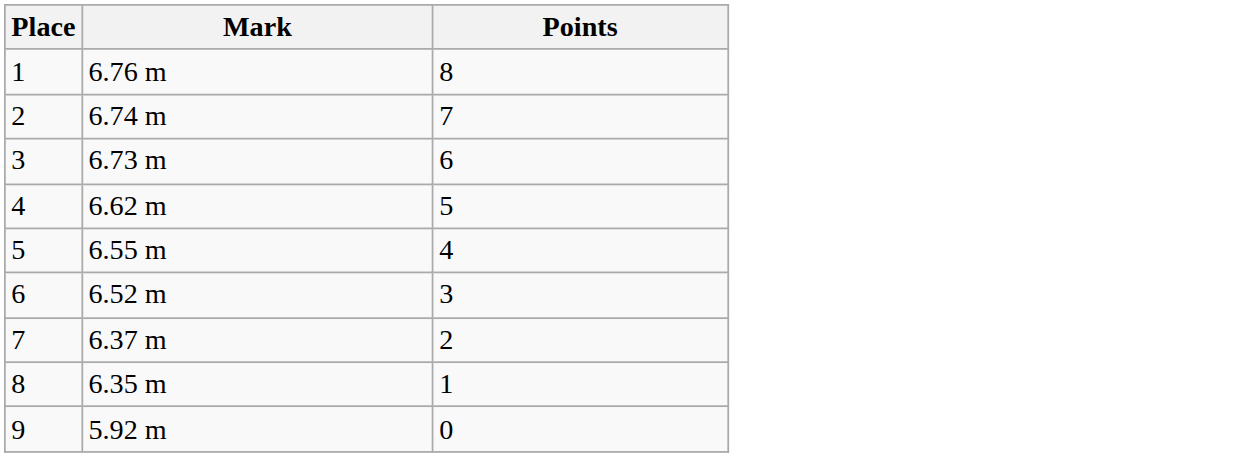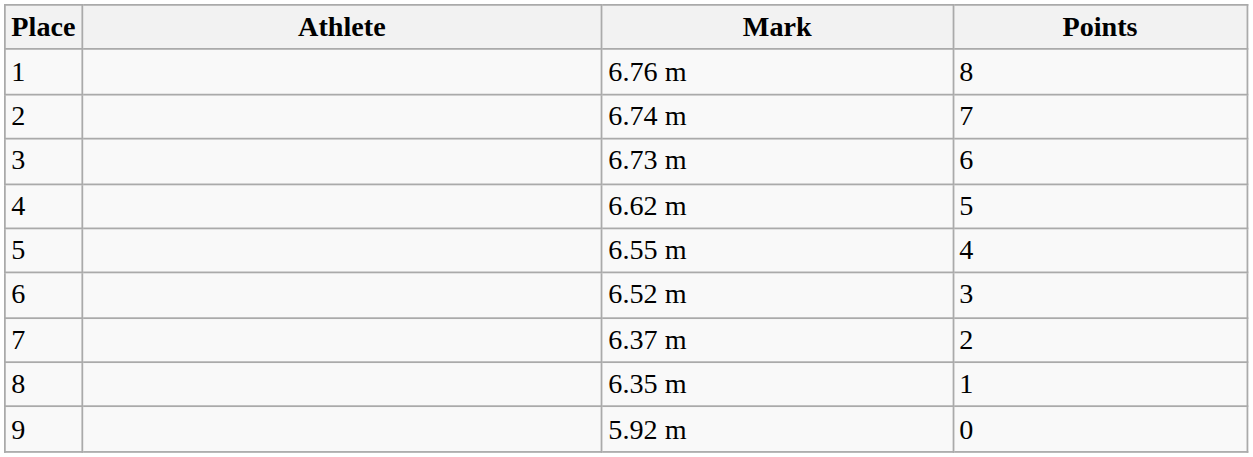+ column: (342, 26)
